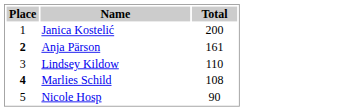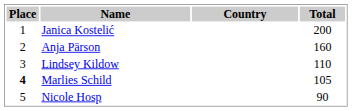+ column: (245, 14)
(23, 47) bold -> (23, 47) normal
(215, 47) 161 -> (322, 47) 160
(215, 80) 108 -> (322, 80) 105
